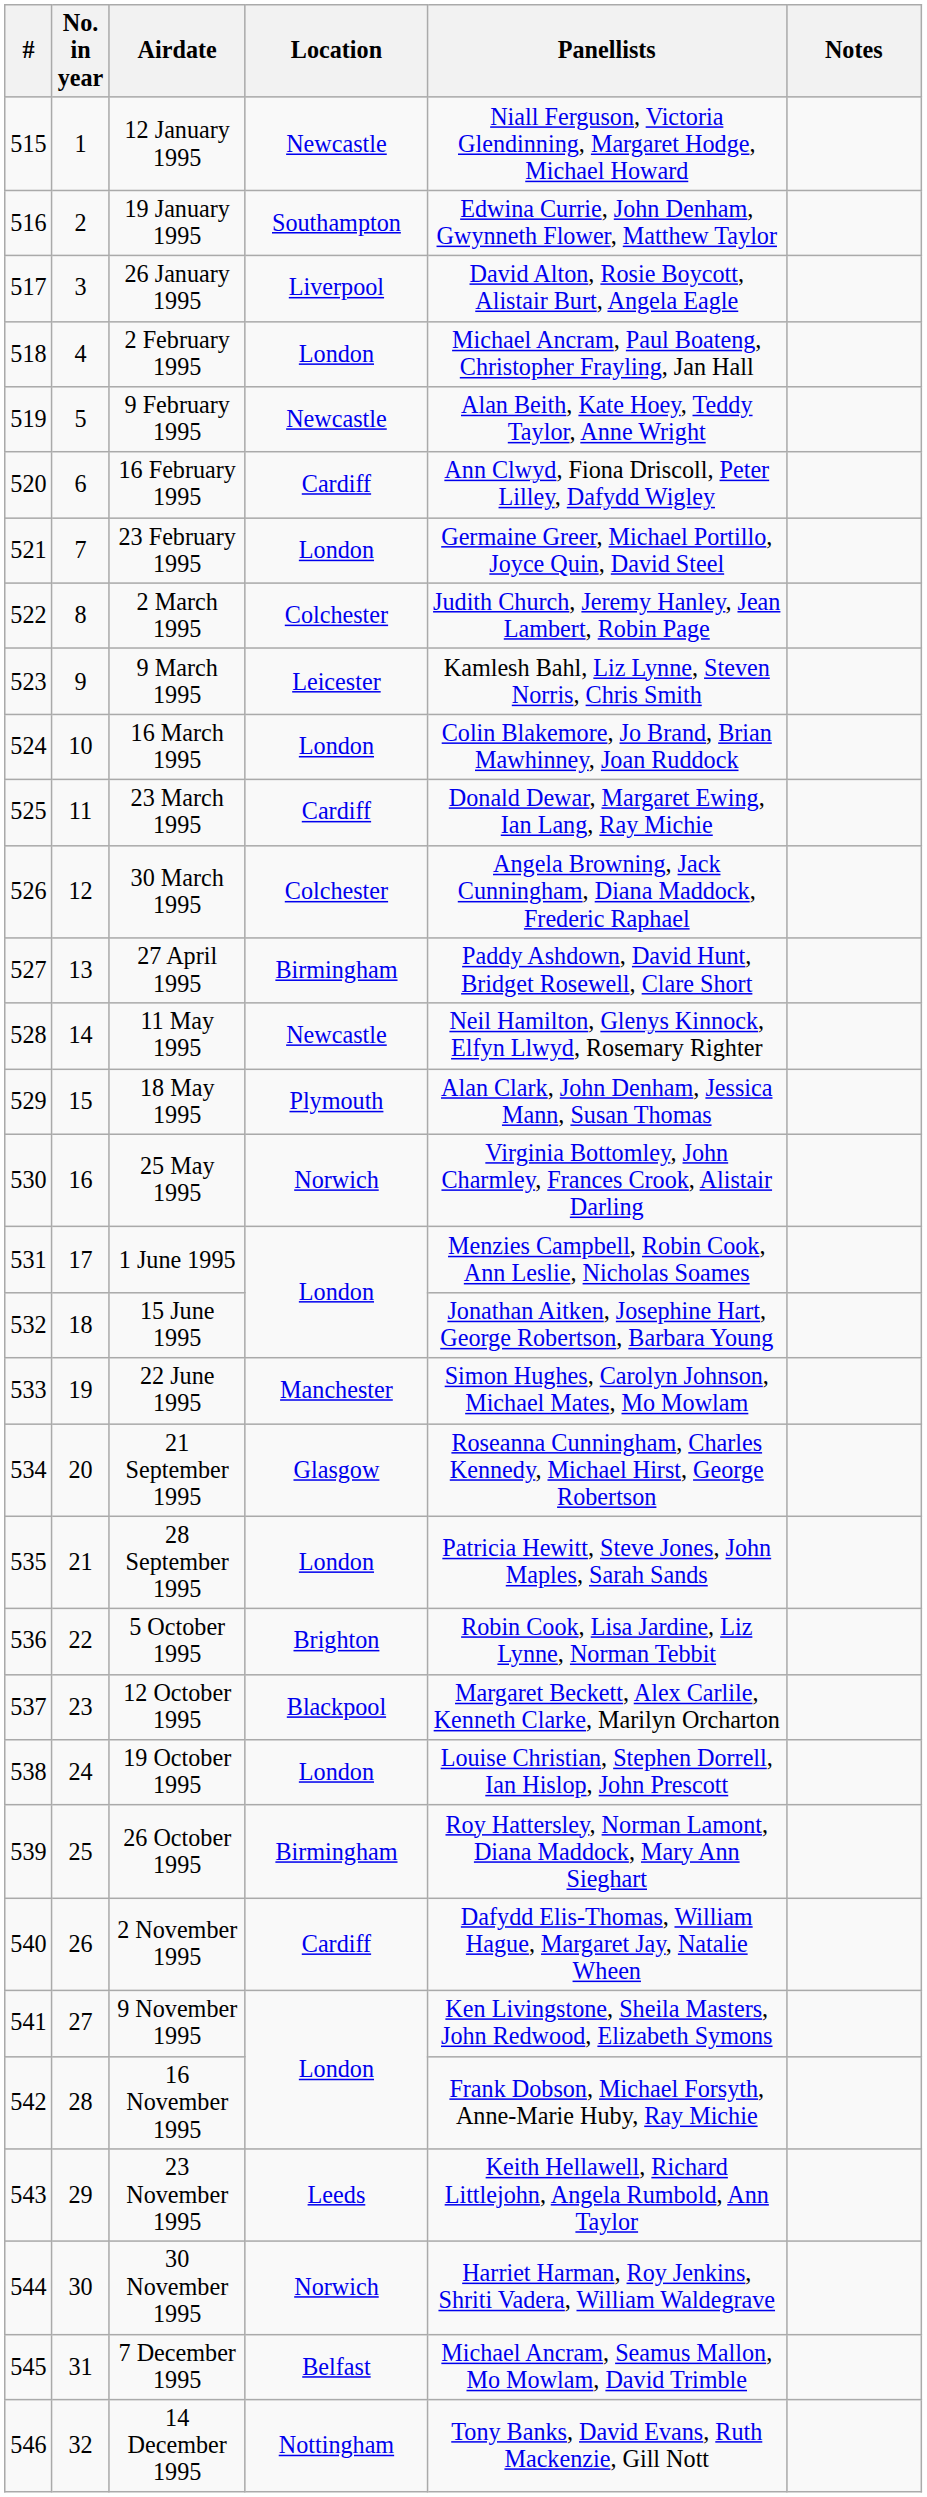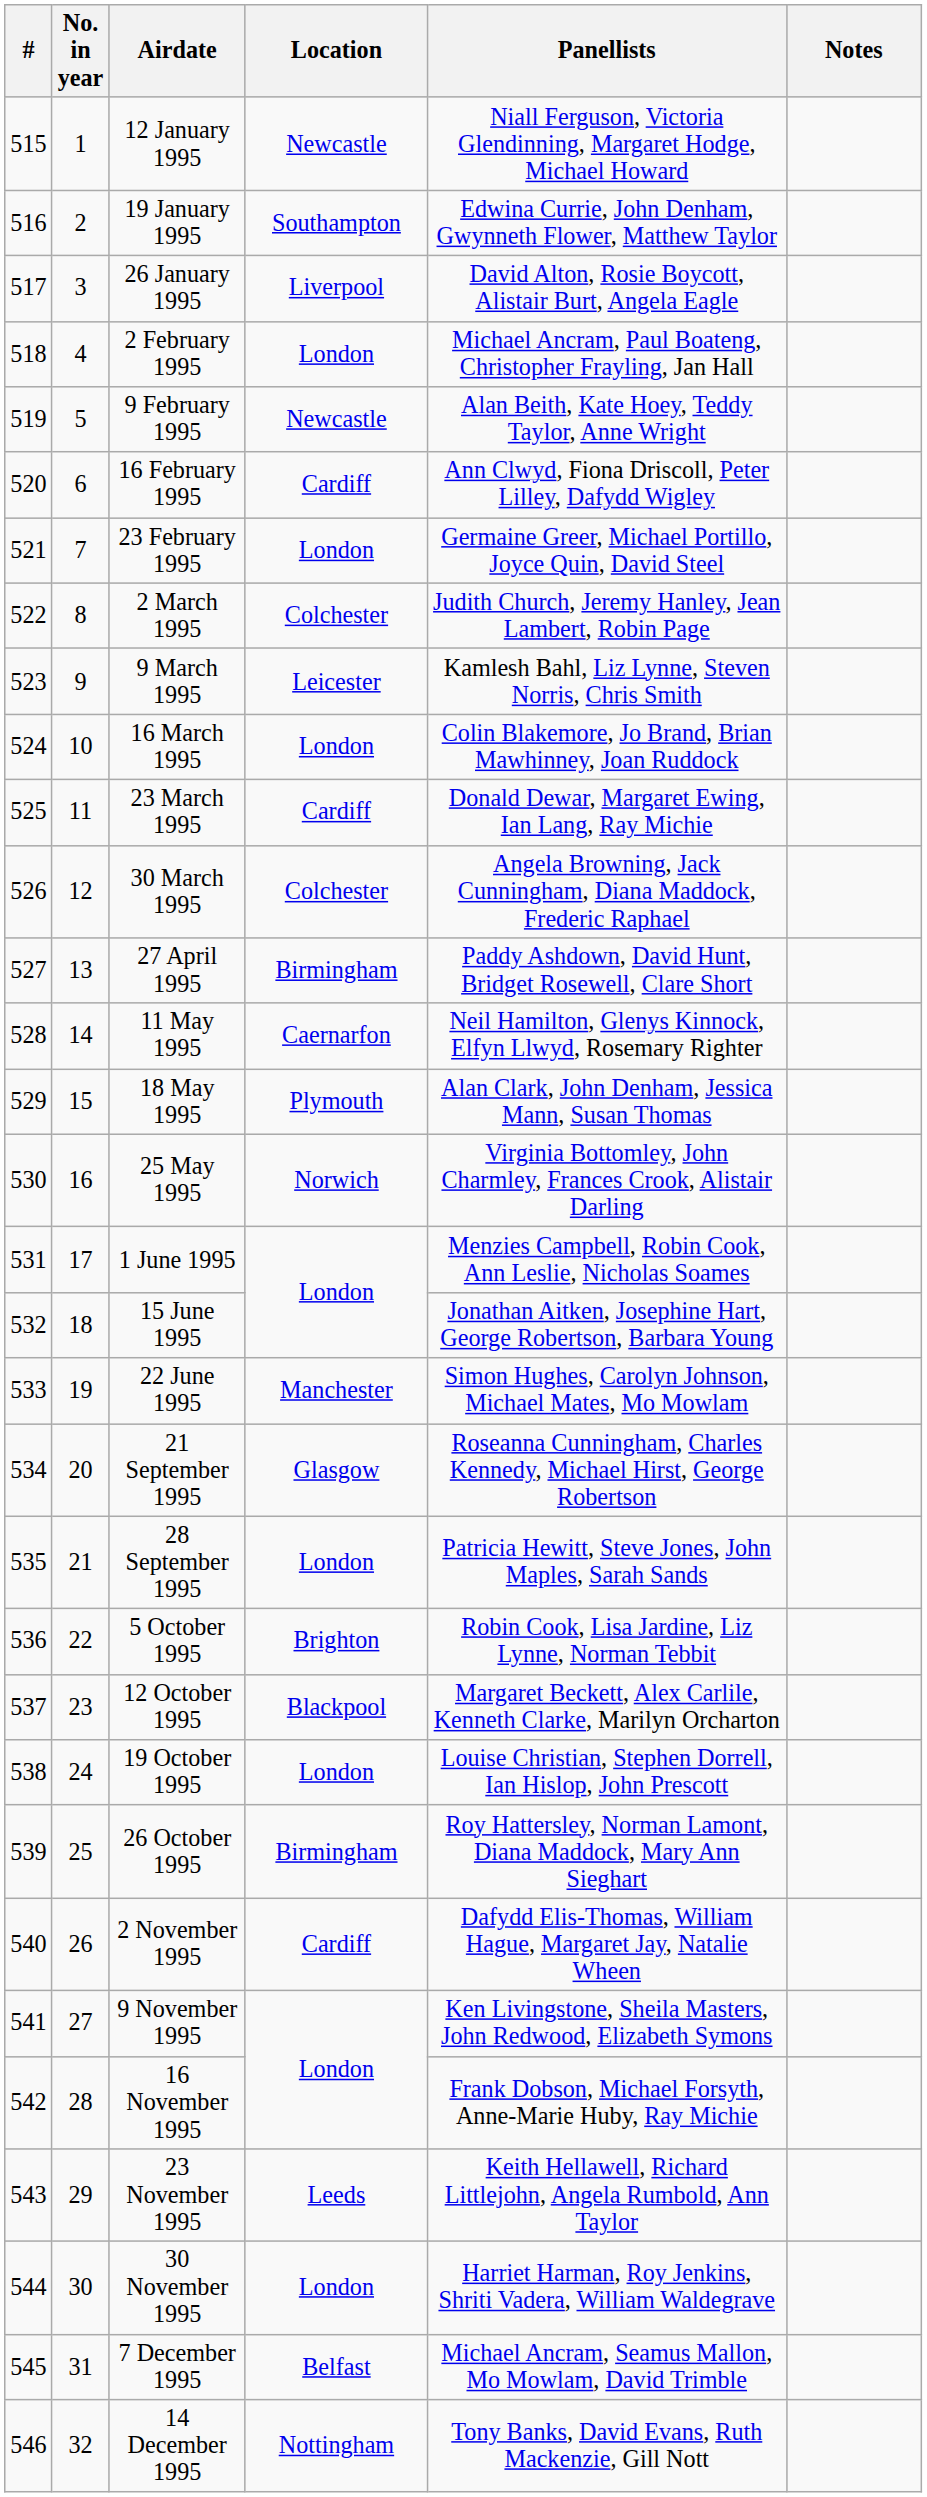(336, 1035) Newcastle -> (336, 1035) Caernarfon
(336, 2287) Norwich -> (336, 2287) London
